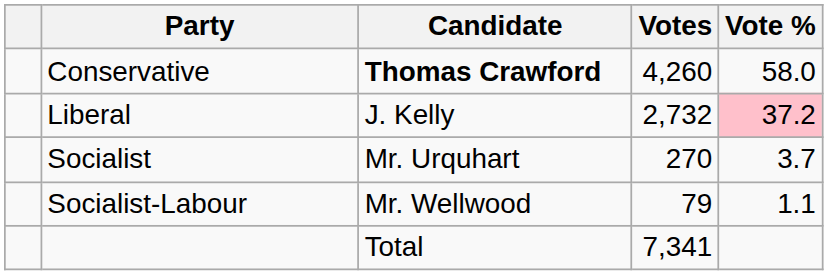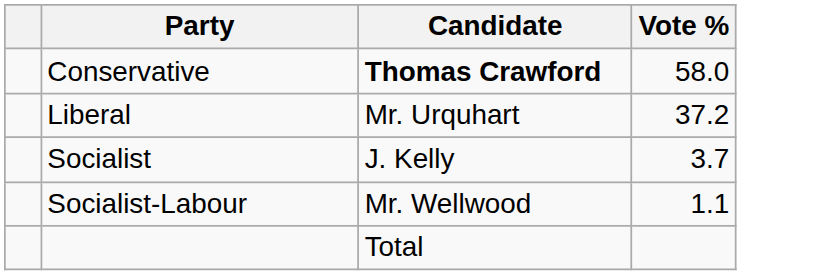- column: (675, 26)
(410, 114) J. Kelly -> (442, 114) Mr. Urquhart
(789, 114) pink background -> (702, 114) no background
(442, 159) Mr. Urquhart -> (410, 159) J. Kelly
